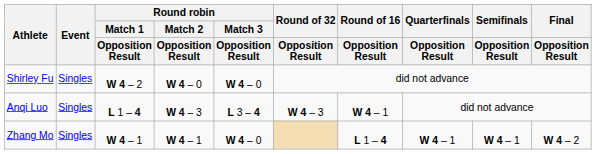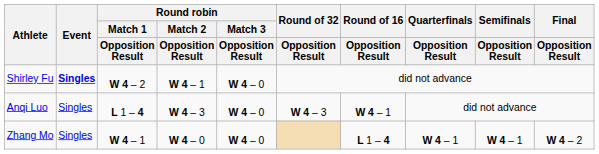(75, 79) normal -> (77, 79) bold
(184, 85) W 4 – 0 -> (187, 85) W 4 – 1
(244, 113) L 3 – 4 -> (246, 113) W 4 – 0
(184, 141) W 4 – 1 -> (187, 141) W 4 – 0
